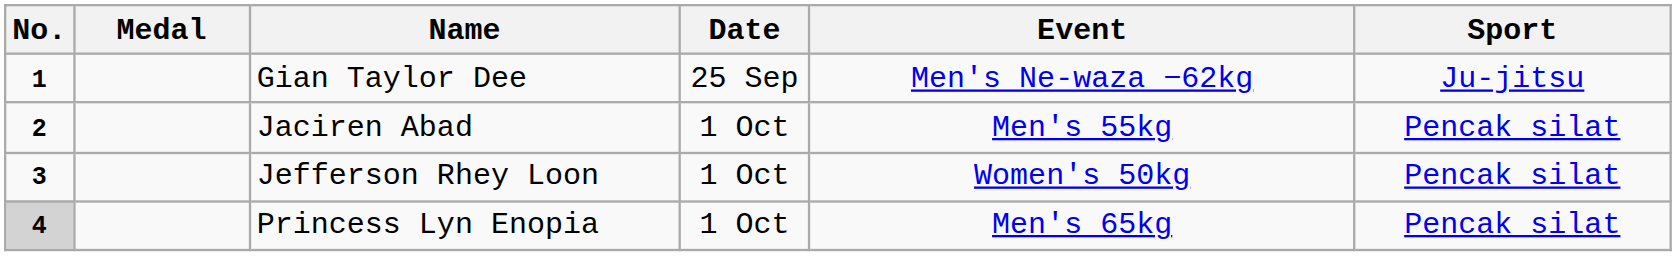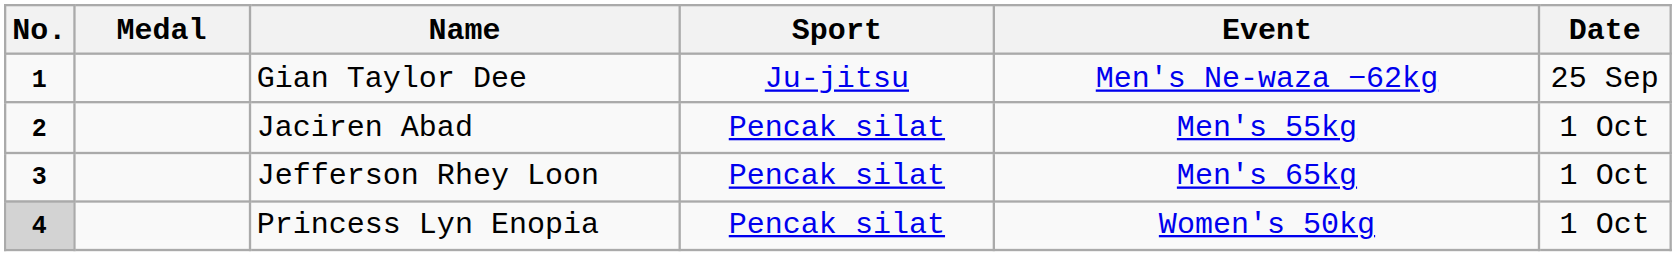columns swapped: (1512, 30) <-> (744, 30)
(1082, 176) Women's 50kg -> (1267, 176) Men's 65kg
(1082, 225) Men's 65kg -> (1267, 225) Women's 50kg
